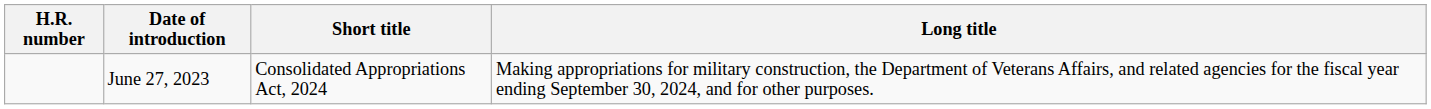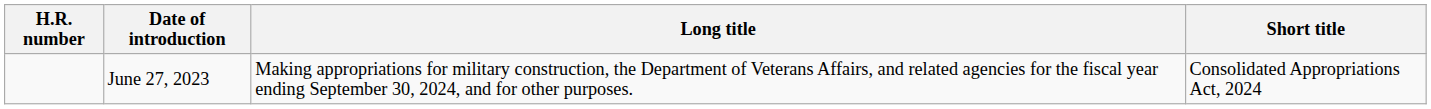columns swapped: (371, 29) <-> (959, 29)
